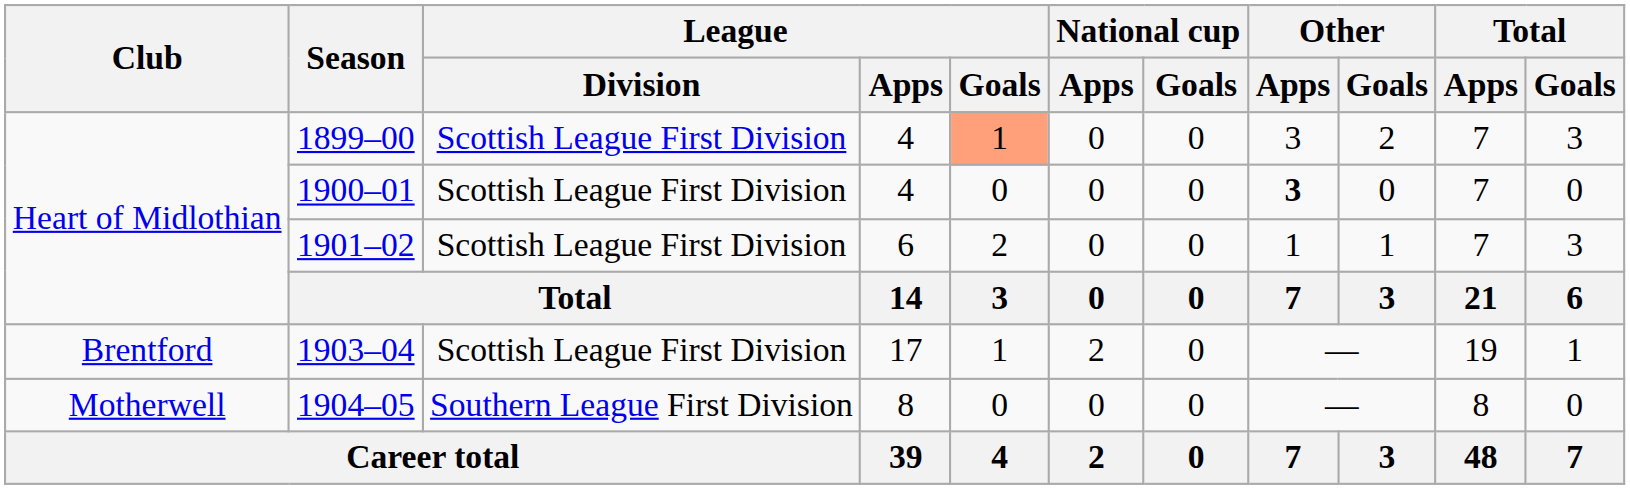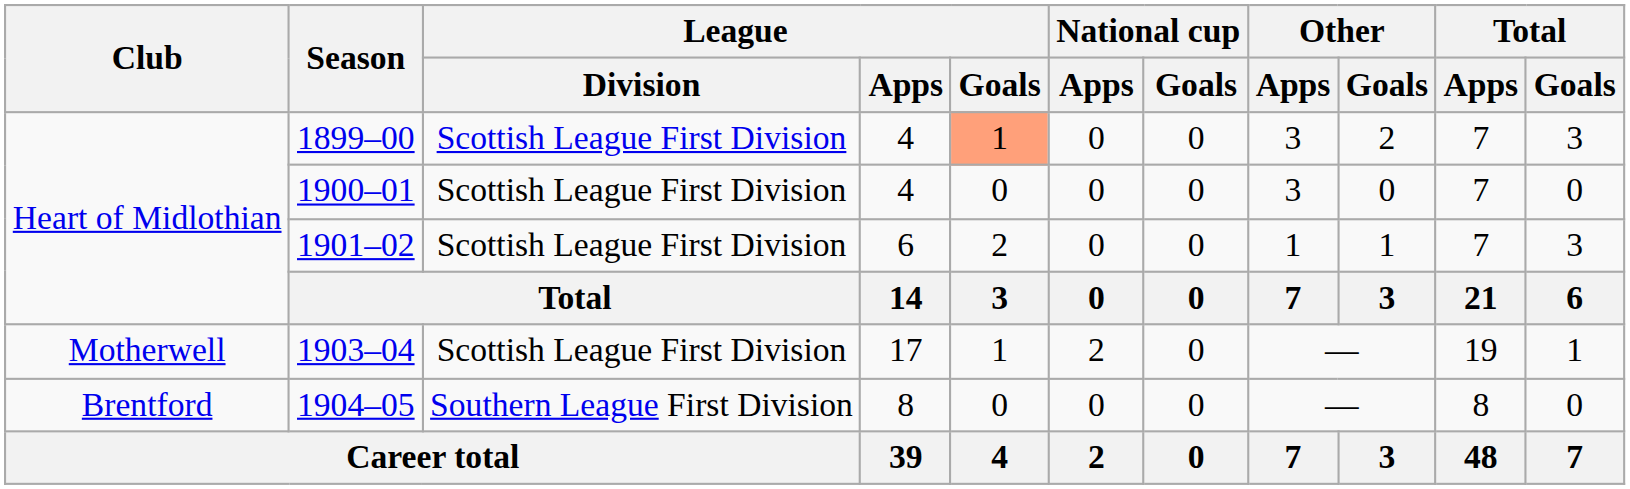(1293, 191) bold -> (1293, 191) normal
(147, 350) Brentford -> (147, 350) Motherwell
(147, 404) Motherwell -> (147, 404) Brentford
